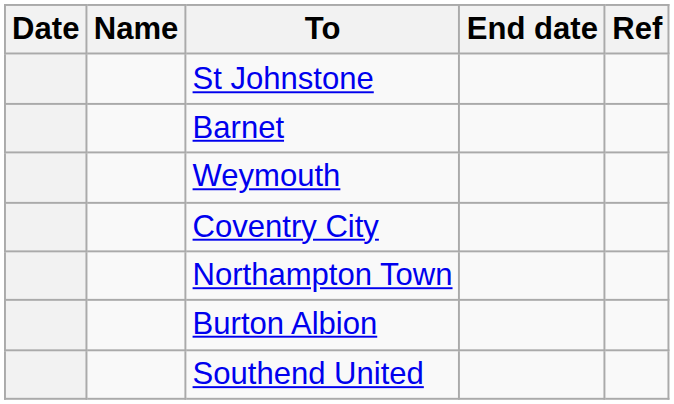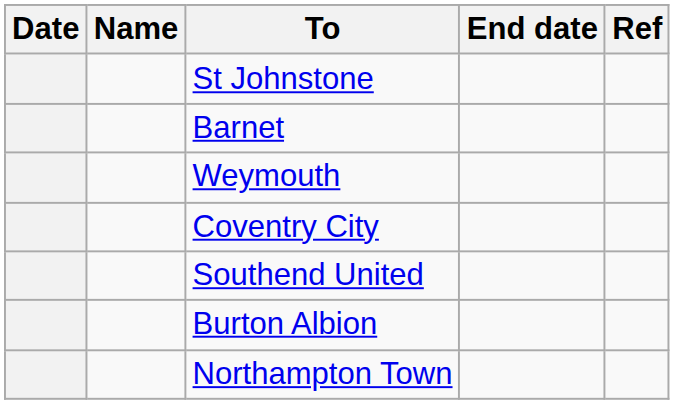rows swapped: (308, 373) <-> (323, 275)
